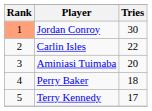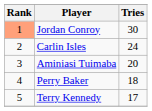(133, 47) 22 -> (133, 47) 24
